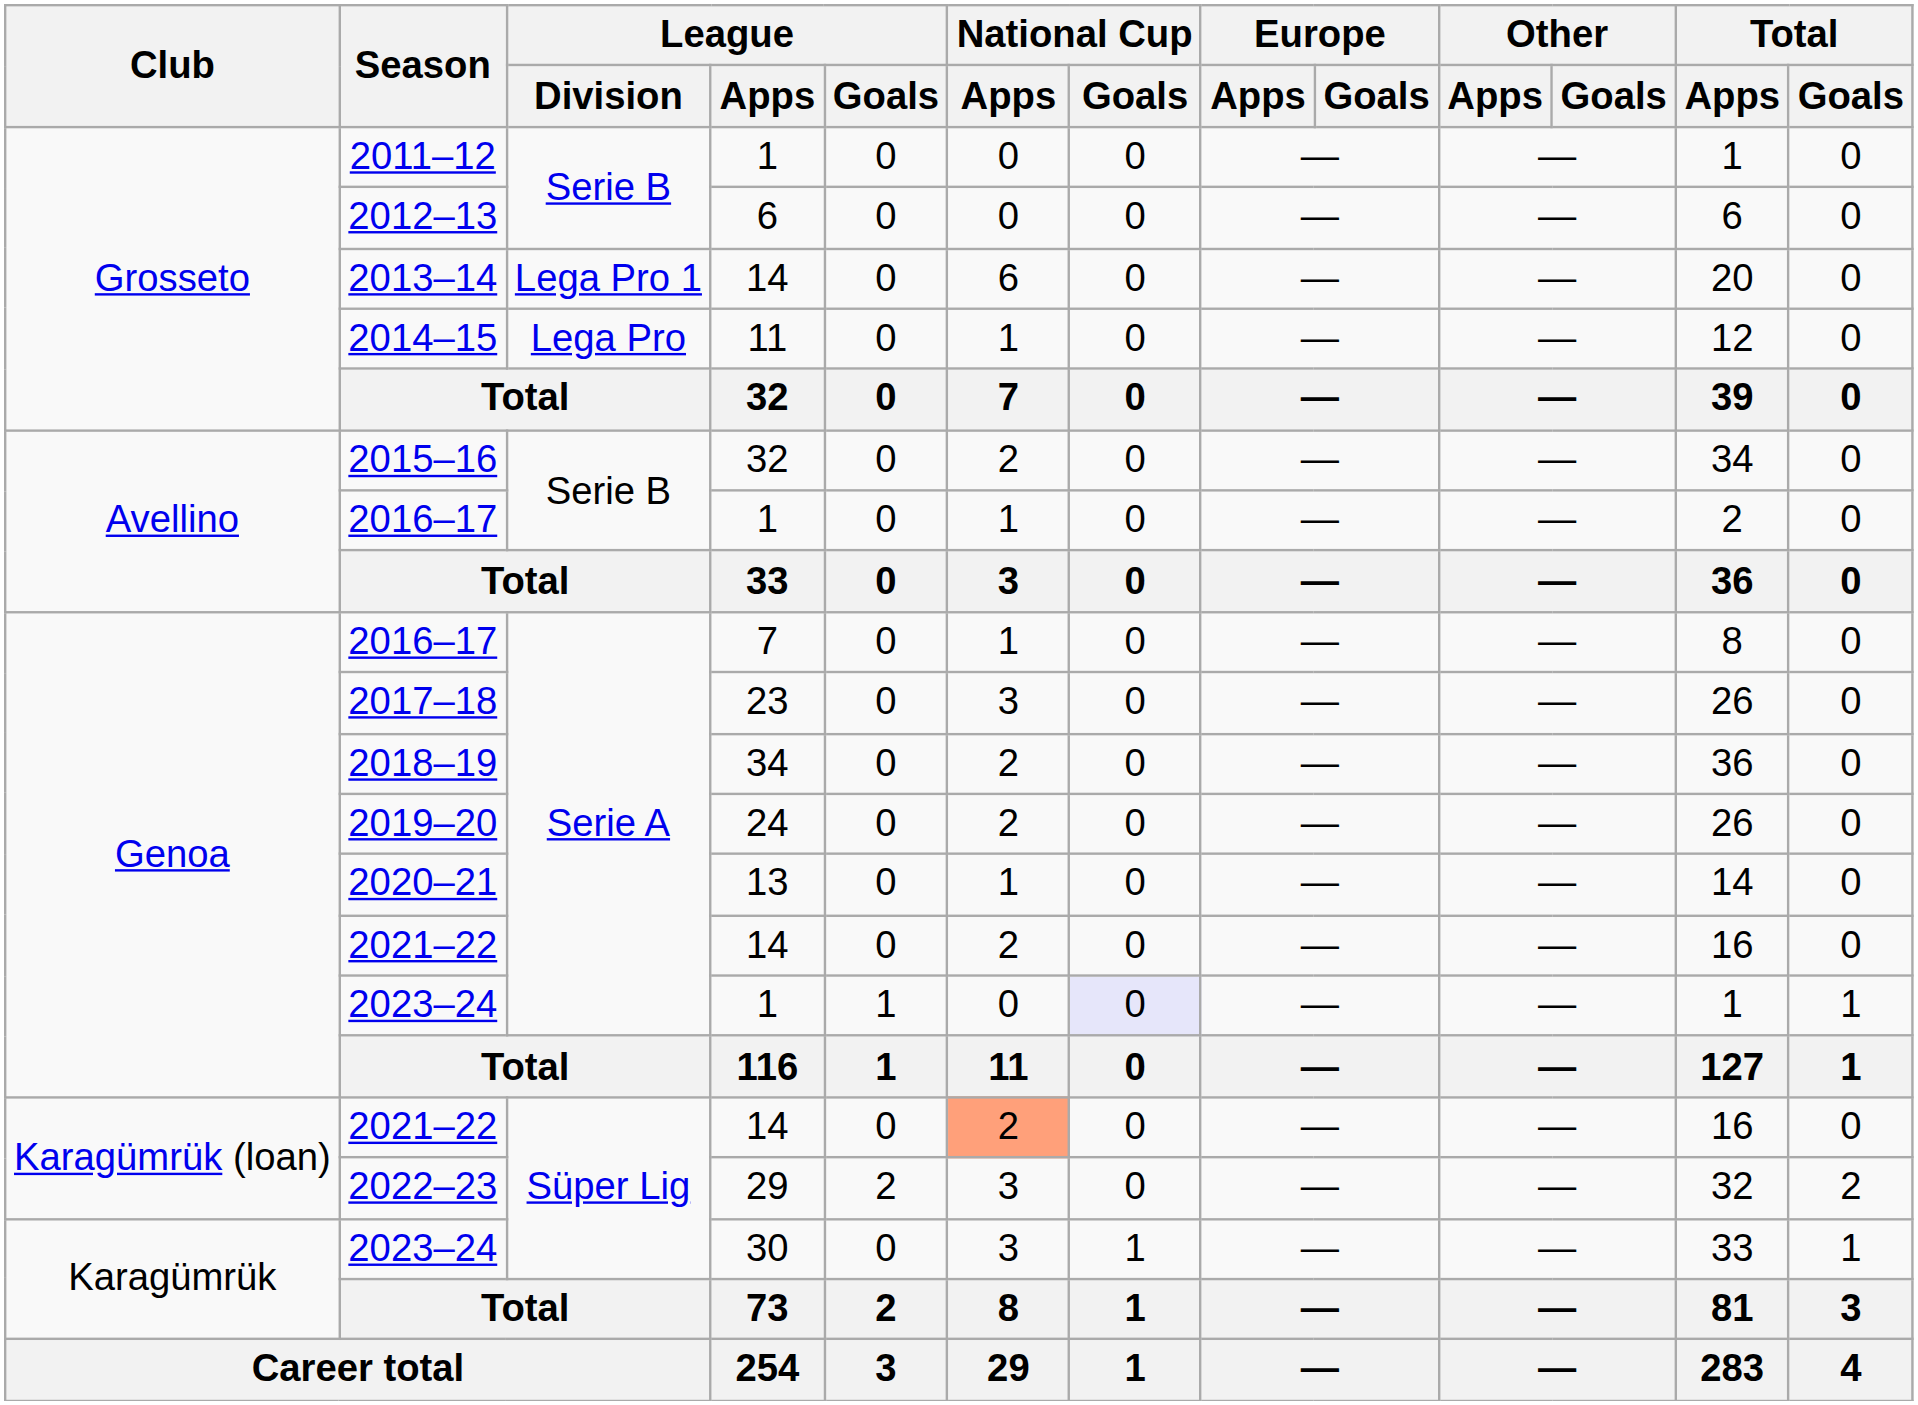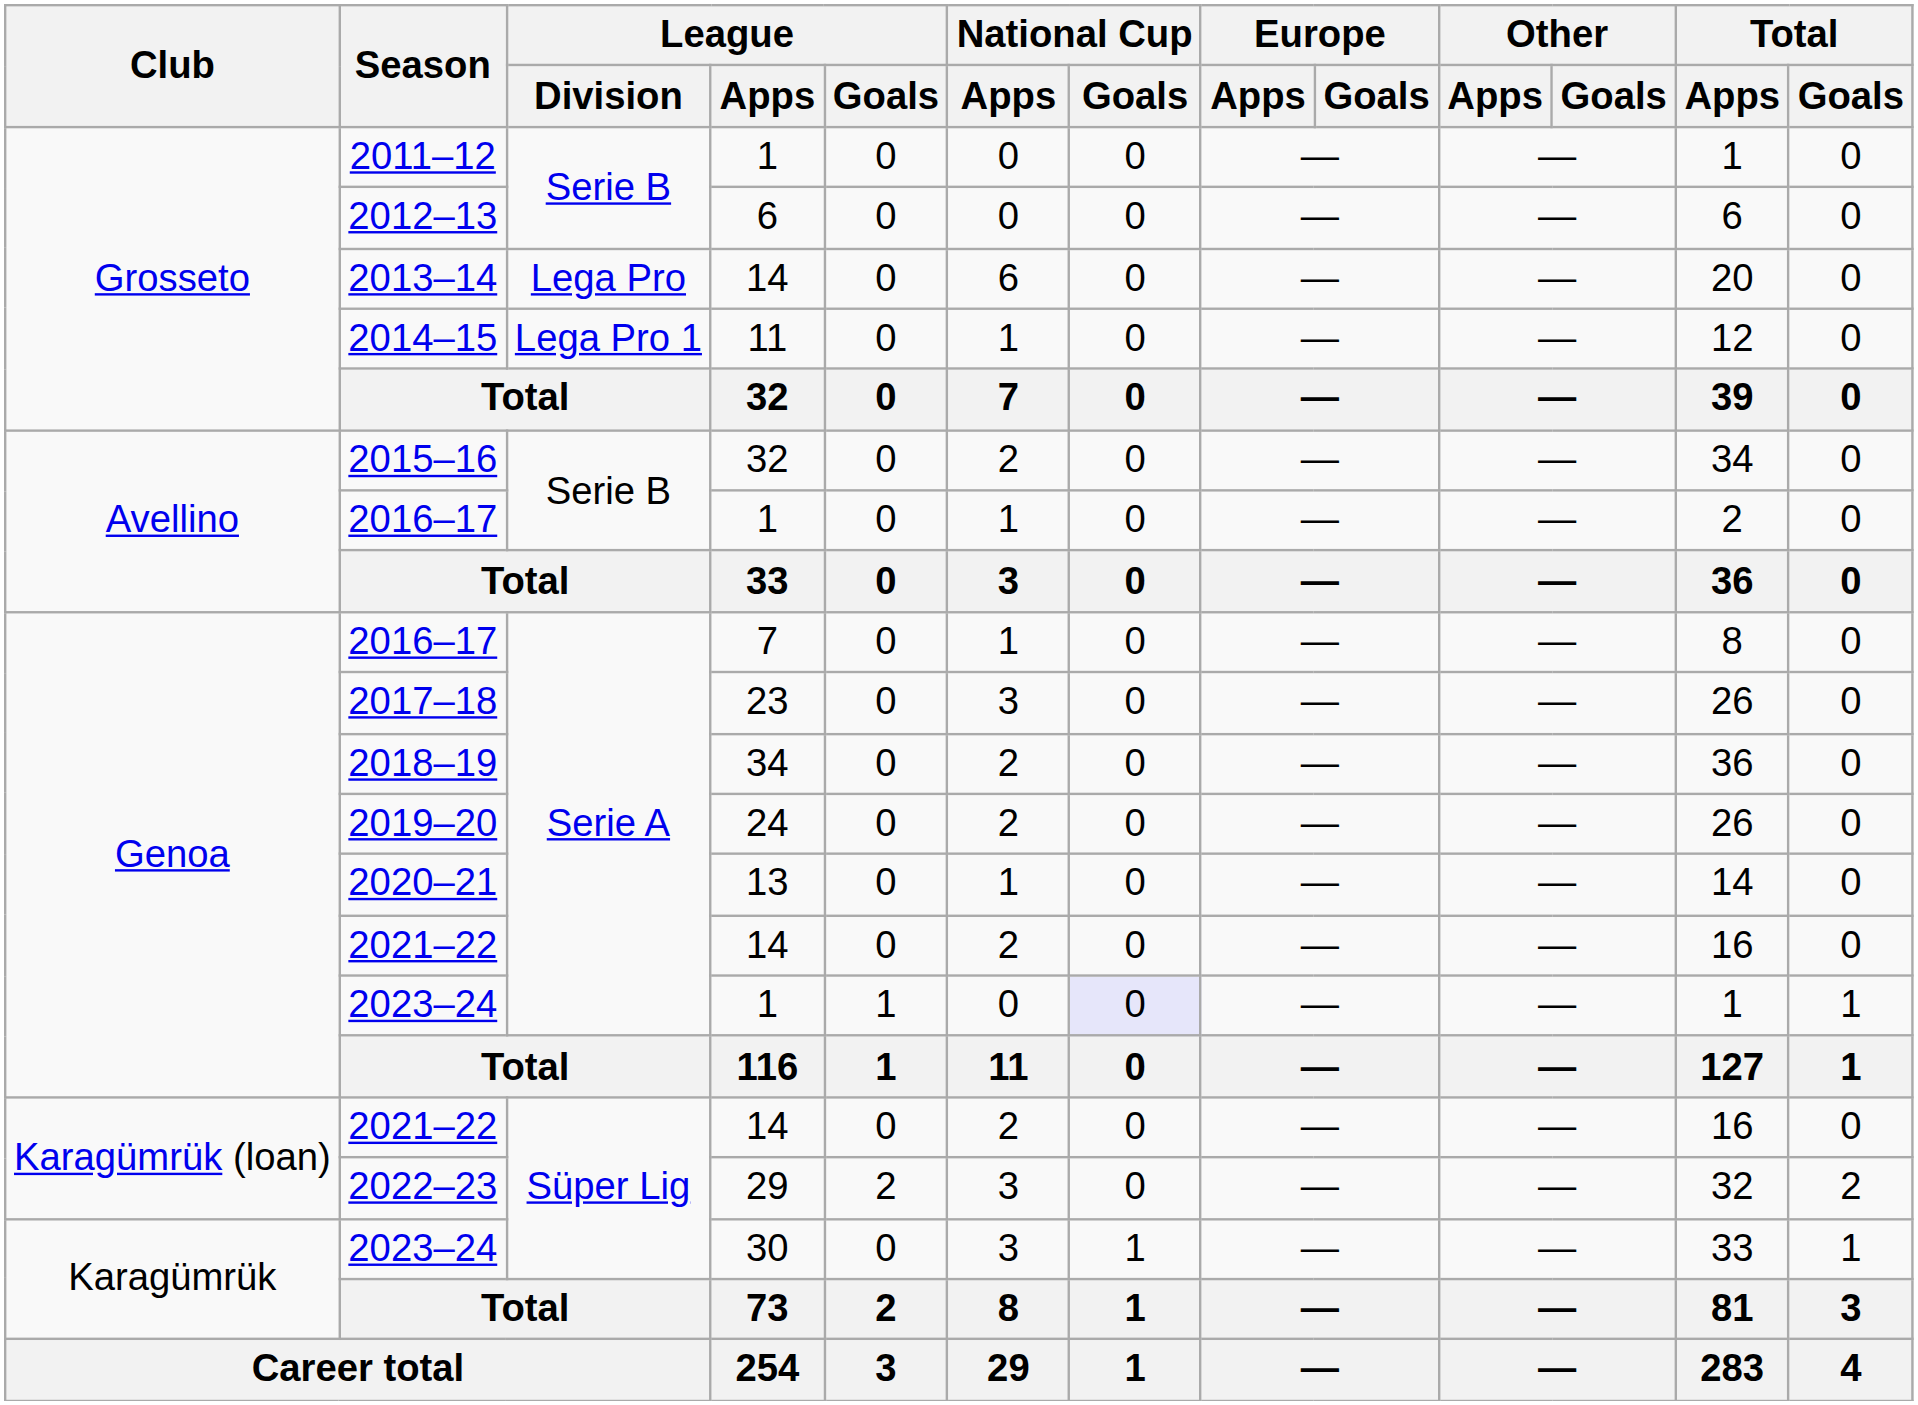(608, 277) Lega Pro 1 -> (608, 277) Lega Pro
(608, 338) Lega Pro -> (608, 338) Lega Pro 1
(1008, 1126) lightsalmon background -> (1008, 1126) no background
